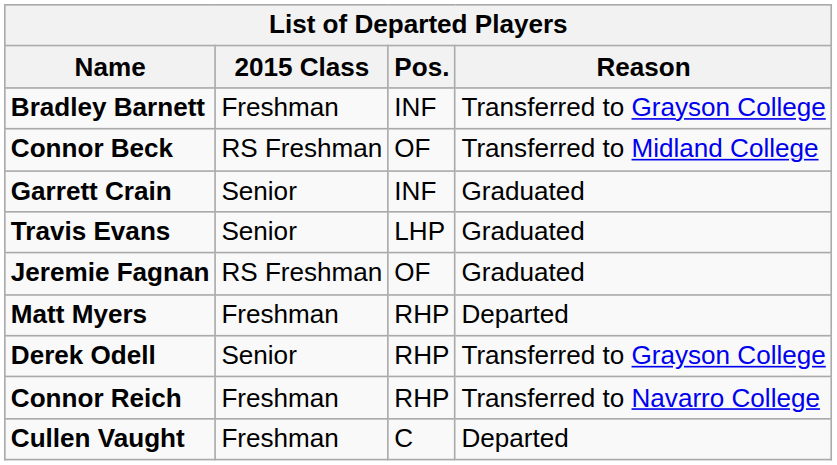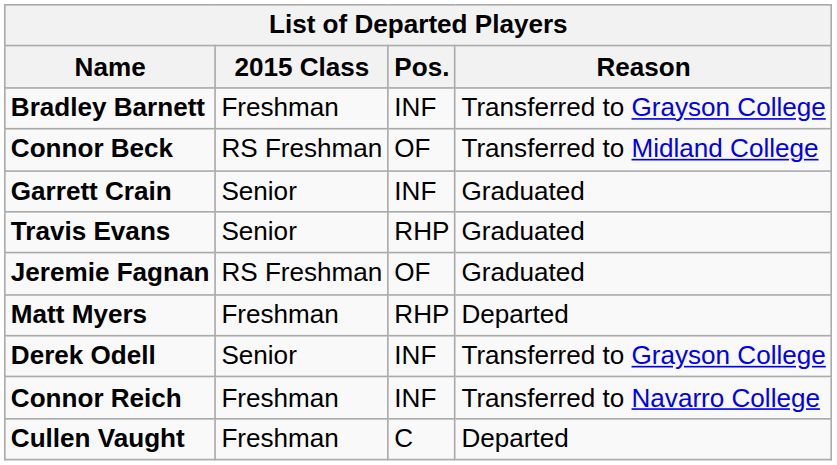(420, 231) LHP -> (422, 231) RHP
(422, 356) RHP -> (415, 356) INF
(422, 397) RHP -> (415, 397) INF
